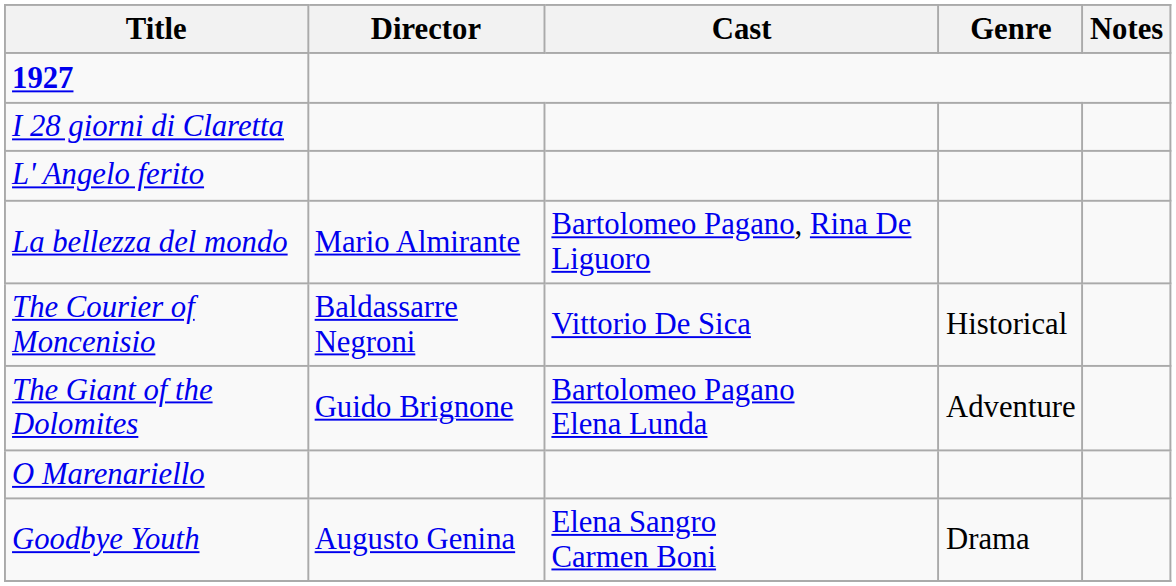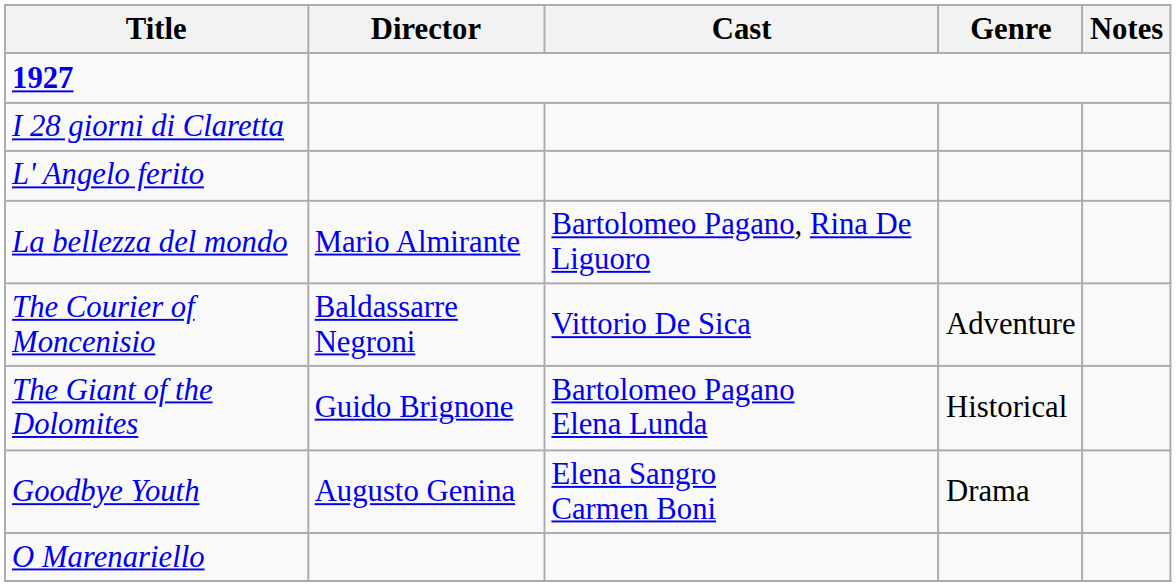(1007, 324) Historical -> (1011, 324) Adventure
(1011, 407) Adventure -> (1007, 407) Historical
rows swapped: (106, 539) <-> (108, 473)
